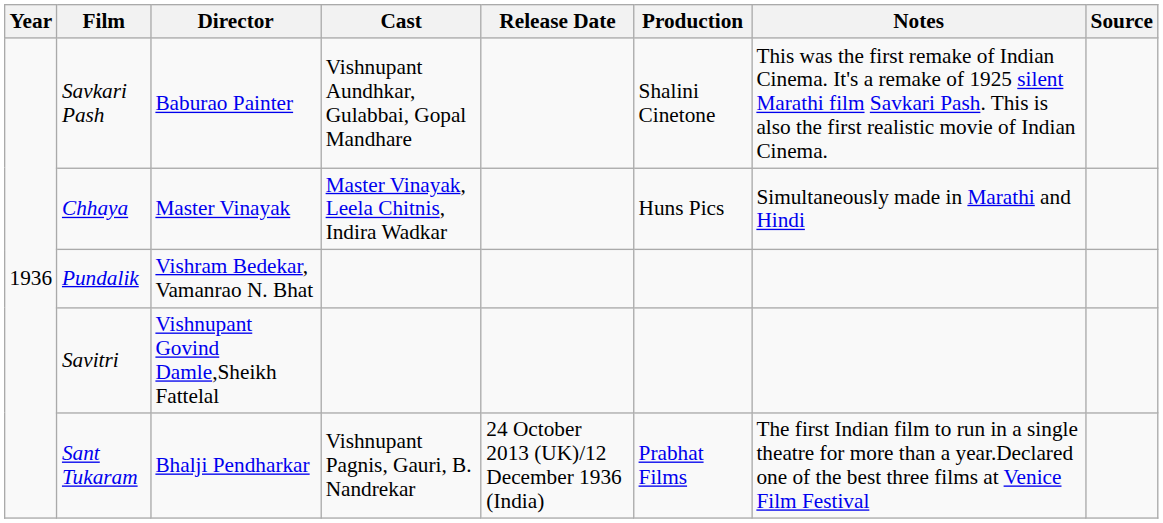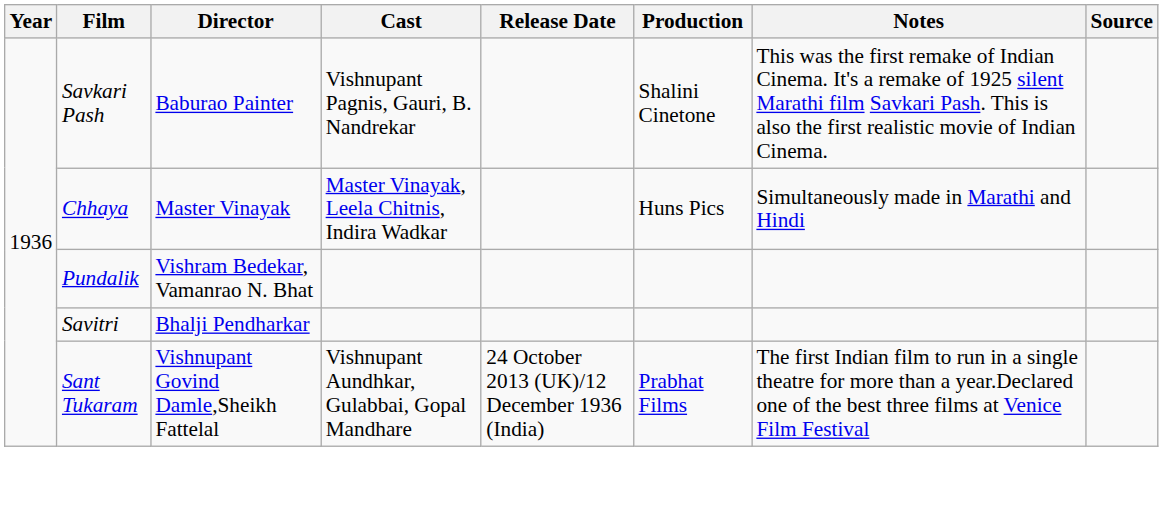(396, 103) Vishnupant Aundhkar, Gulabbai, Gopal Mandhare -> (399, 103) Vishnupant Pagnis, Gauri, B. Nandrekar
(216, 359) Vishnupant Govind Damle,Sheikh Fattelal -> (233, 323) Bhalji Pendharkar
(233, 465) Bhalji Pendharkar -> (216, 393) Vishnupant Govind Damle,Sheikh Fattelal
(399, 465) Vishnupant Pagnis, Gauri, B. Nandrekar -> (396, 393) Vishnupant Aundhkar, Gulabbai, Gopal Mandhare
